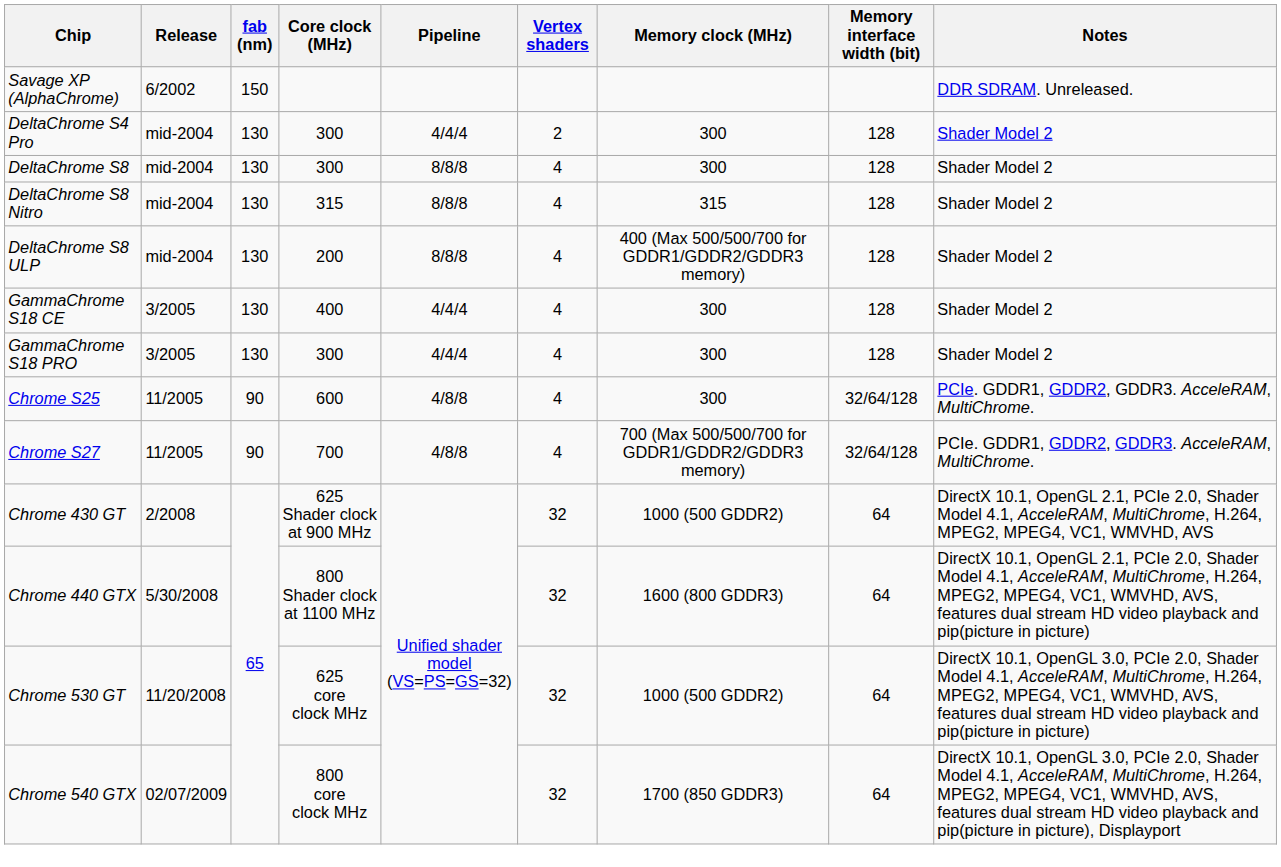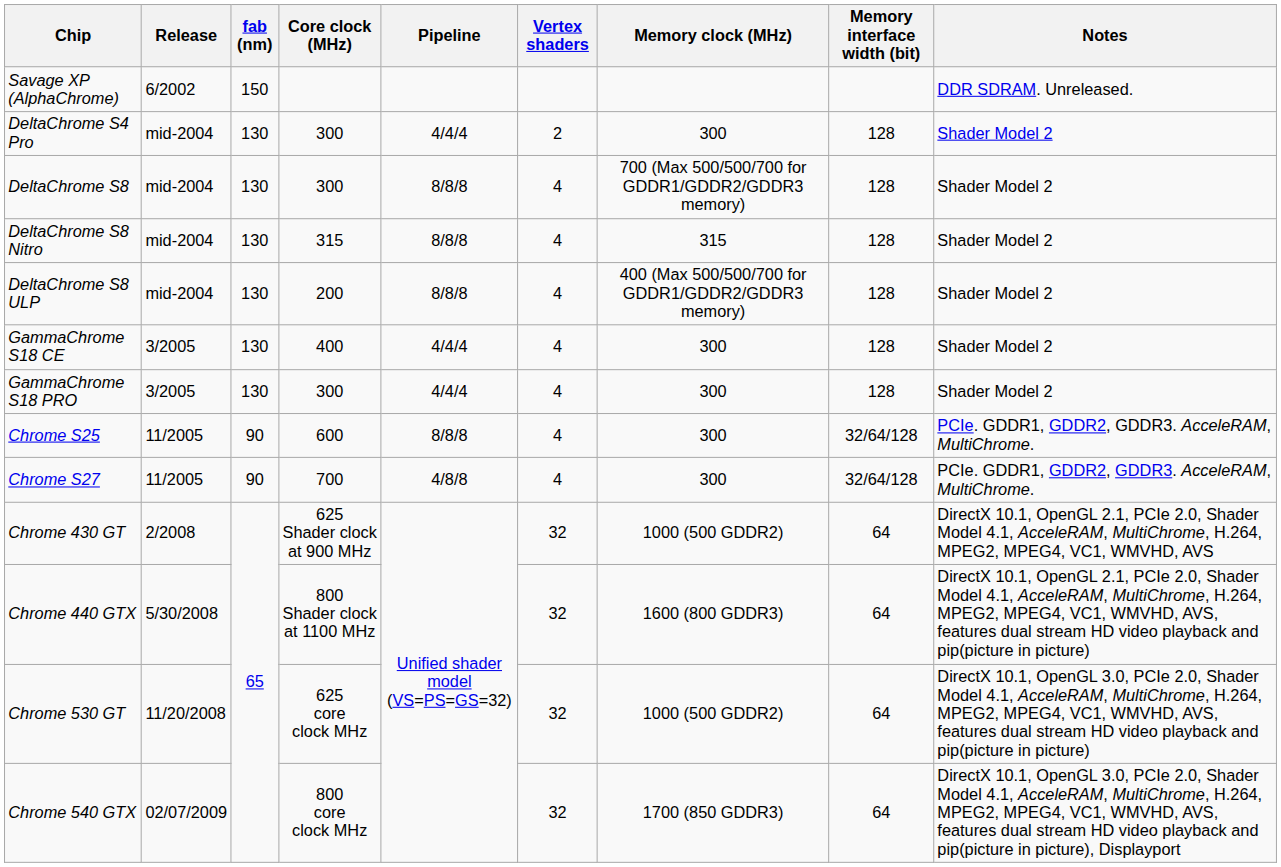(713, 168) 300 -> (713, 186) 700 (Max 500/500/700 for GDDR1/GDDR2/GDDR3 memory)
(449, 398) 4/8/8 -> (449, 435) 8/8/8
(713, 452) 700 (Max 500/500/700 for GDDR1/GDDR2/GDDR3 memory) -> (713, 479) 300
